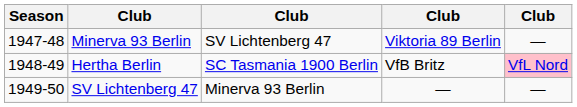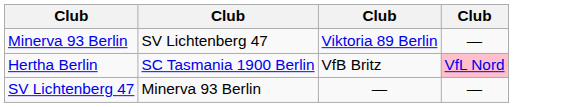- column: (36, 16)
